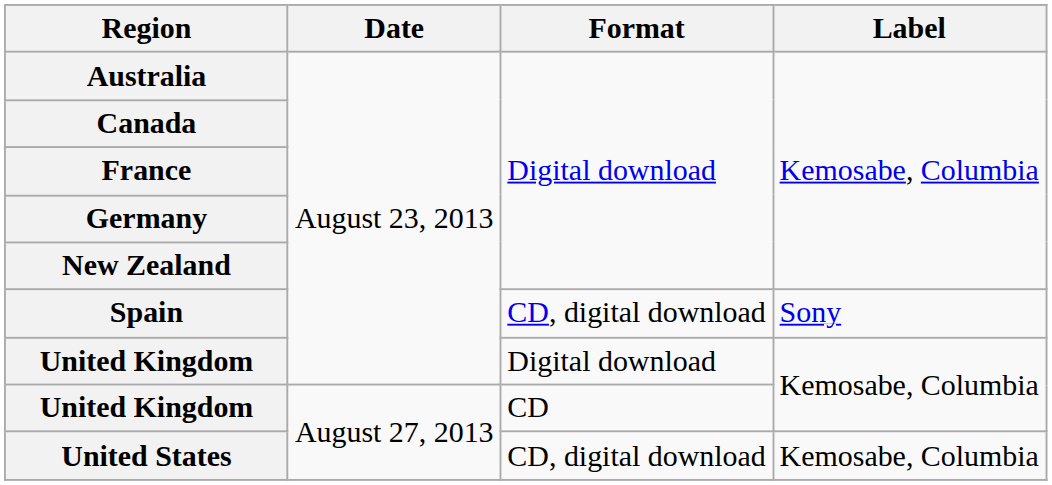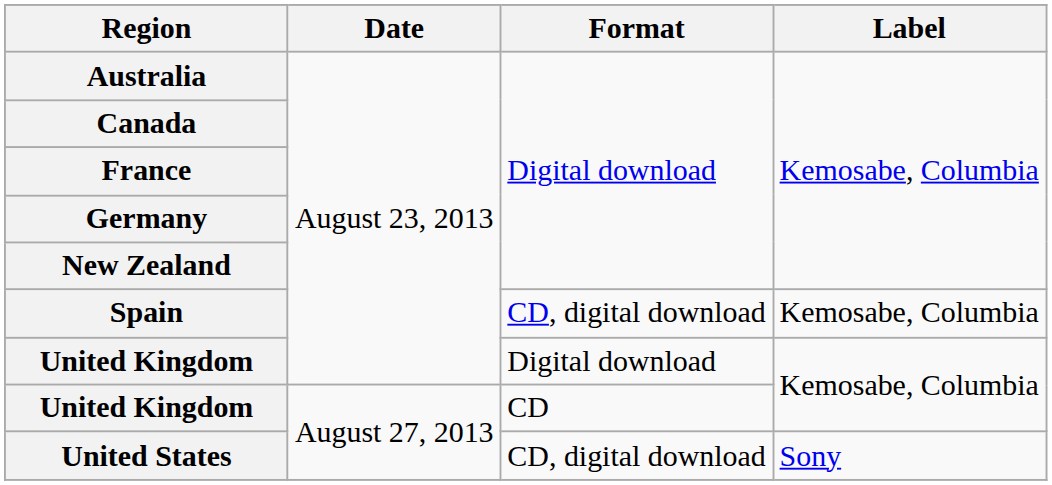(810, 312) Sony -> (909, 312) Kemosabe, Columbia
(909, 455) Kemosabe, Columbia -> (810, 455) Sony
